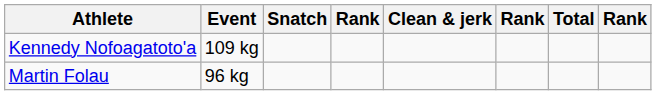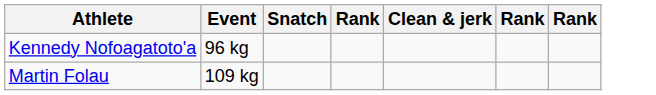- column: (574, 19)
(232, 48) 109 kg -> (227, 48) 96 kg
(227, 76) 96 kg -> (232, 76) 109 kg
